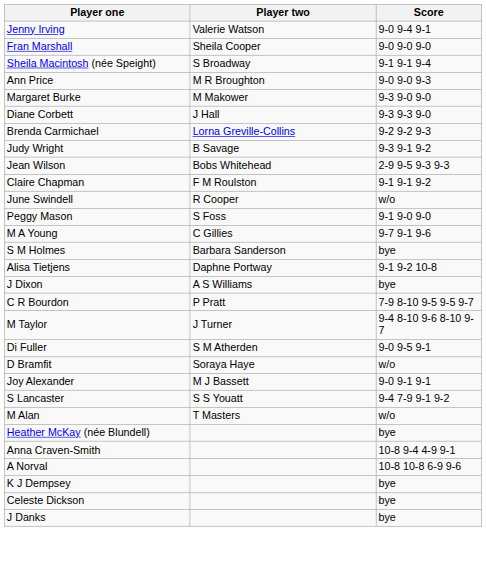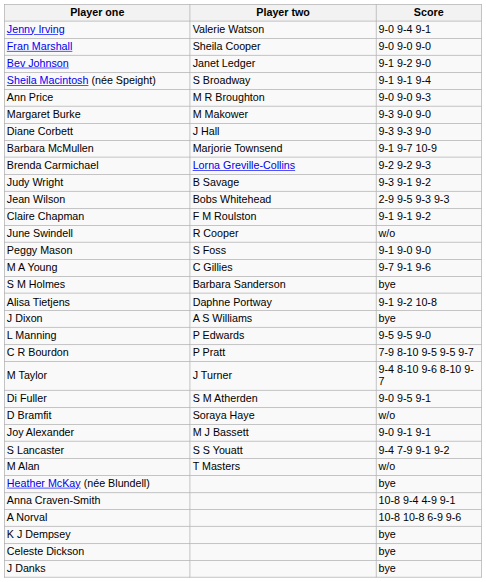+ row: (38, 64)
+ row: (50, 149)
+ row: (32, 336)
